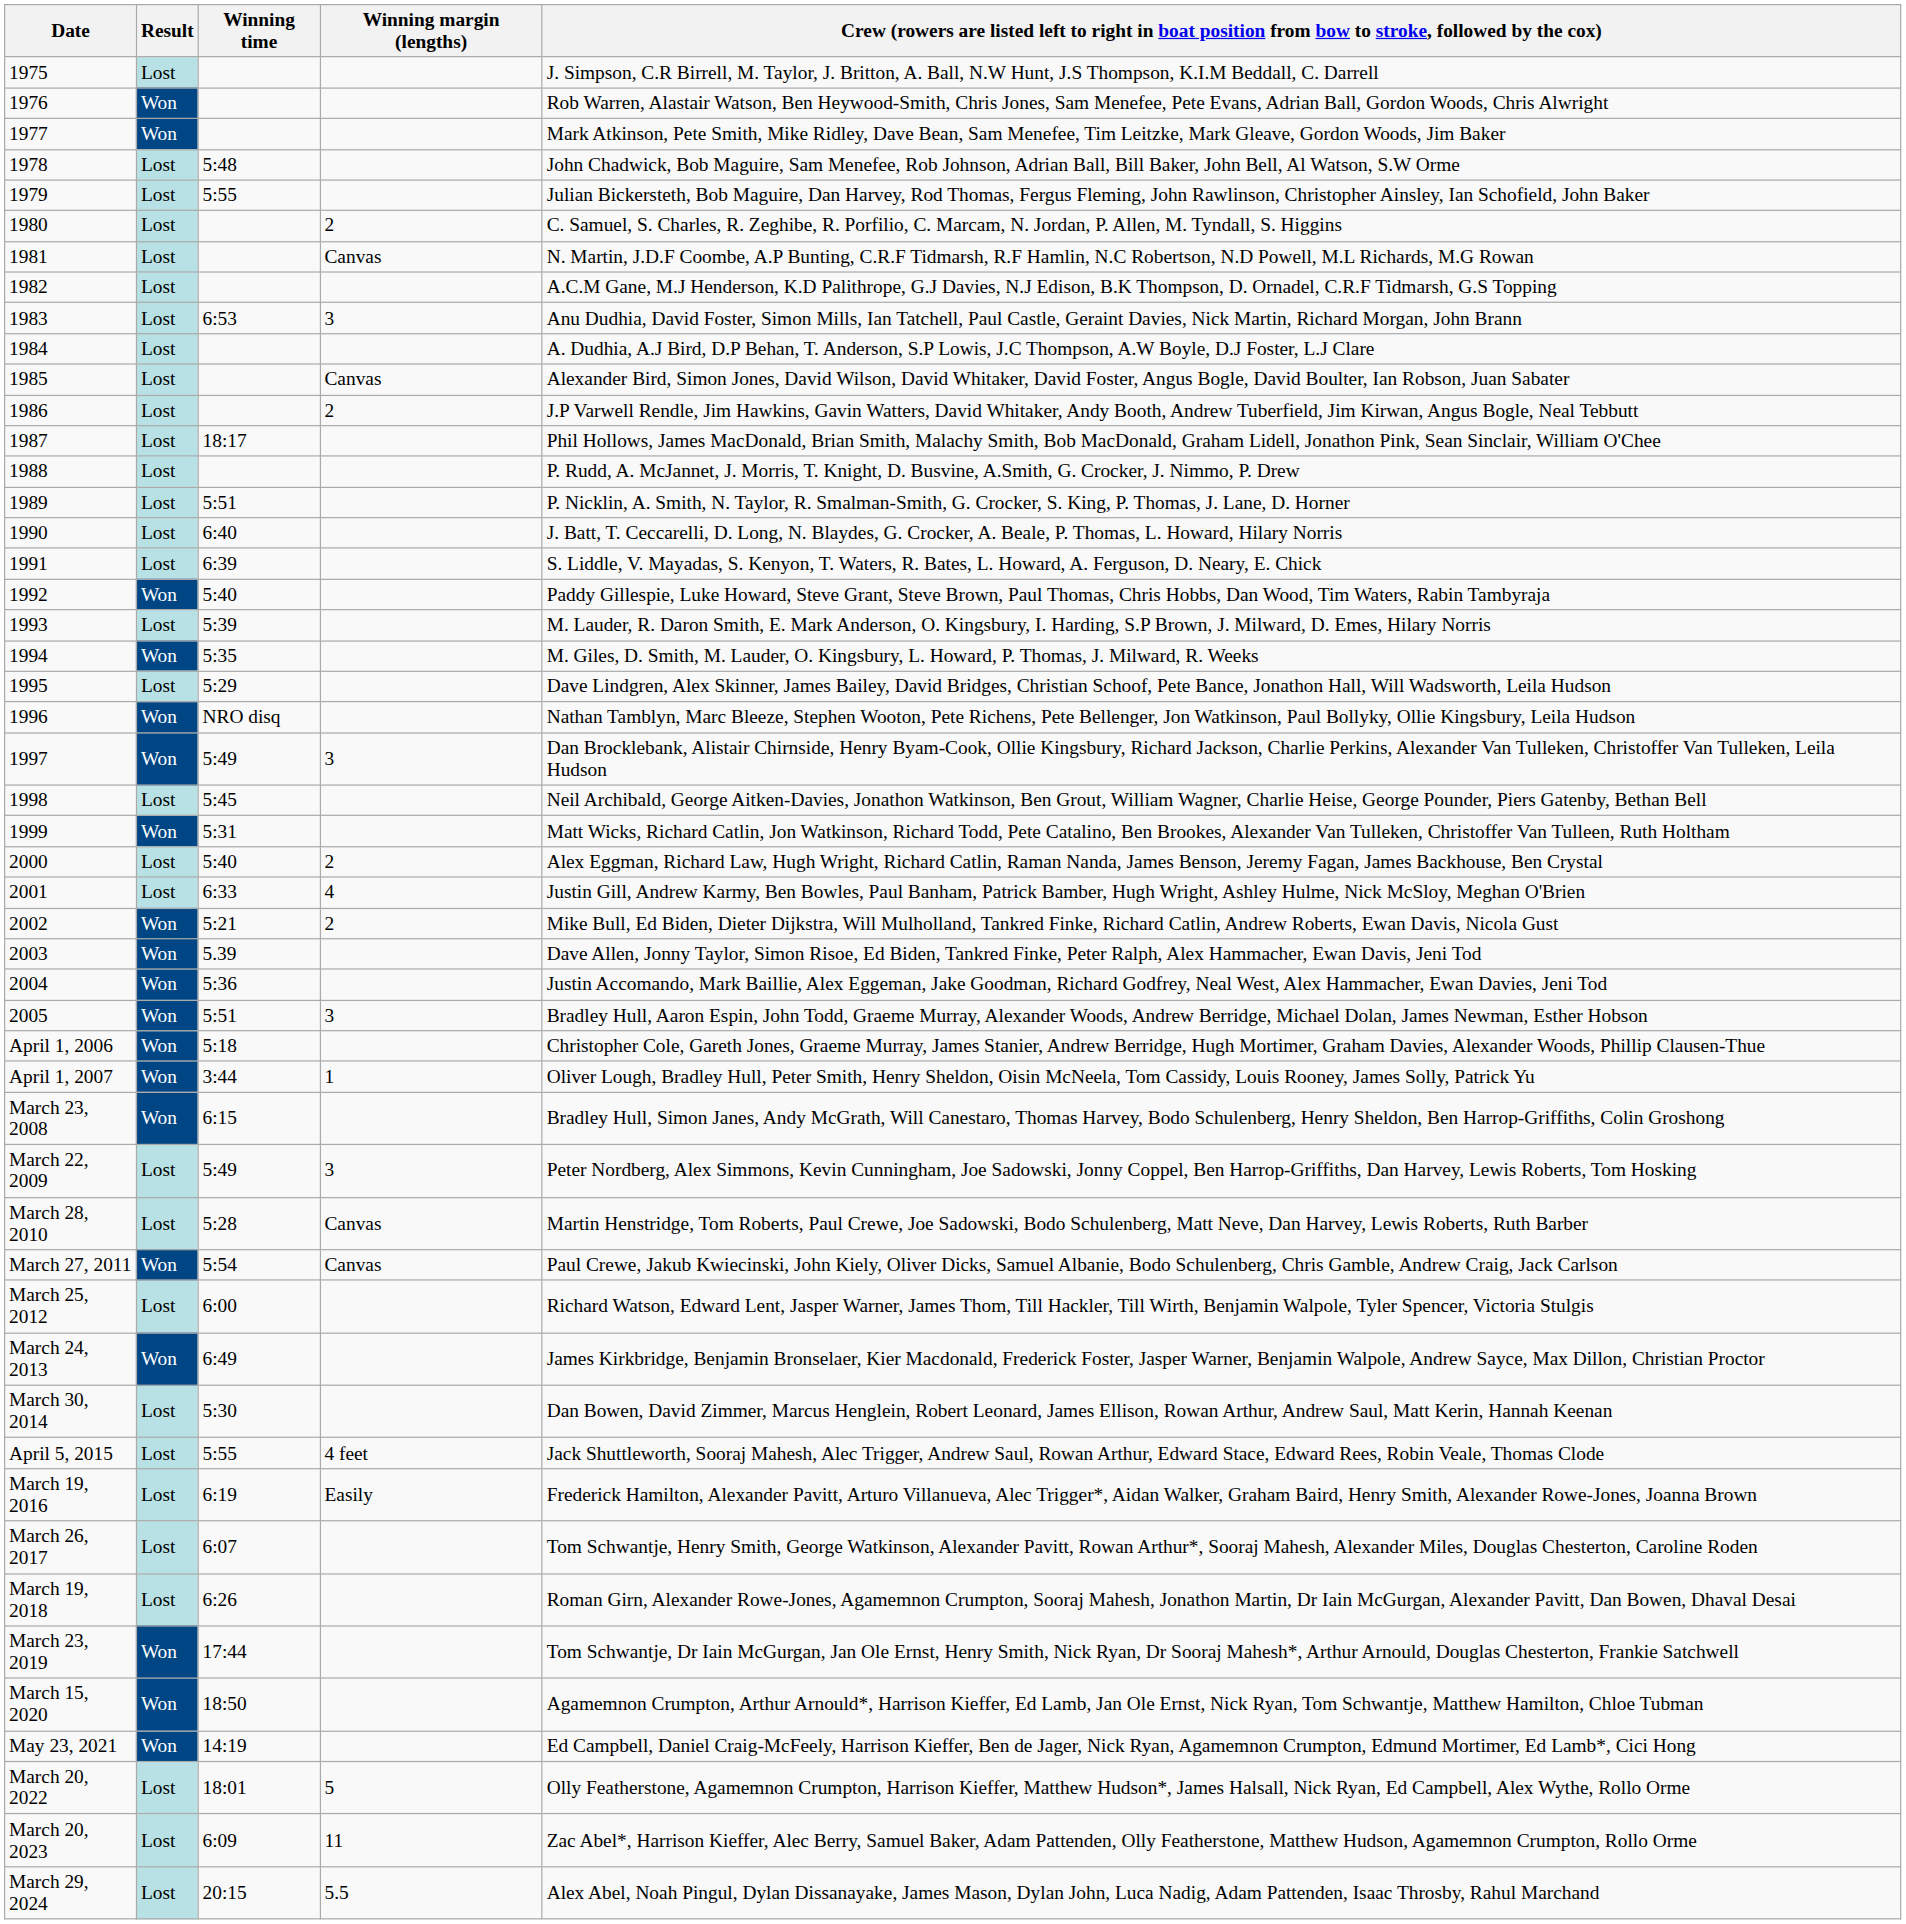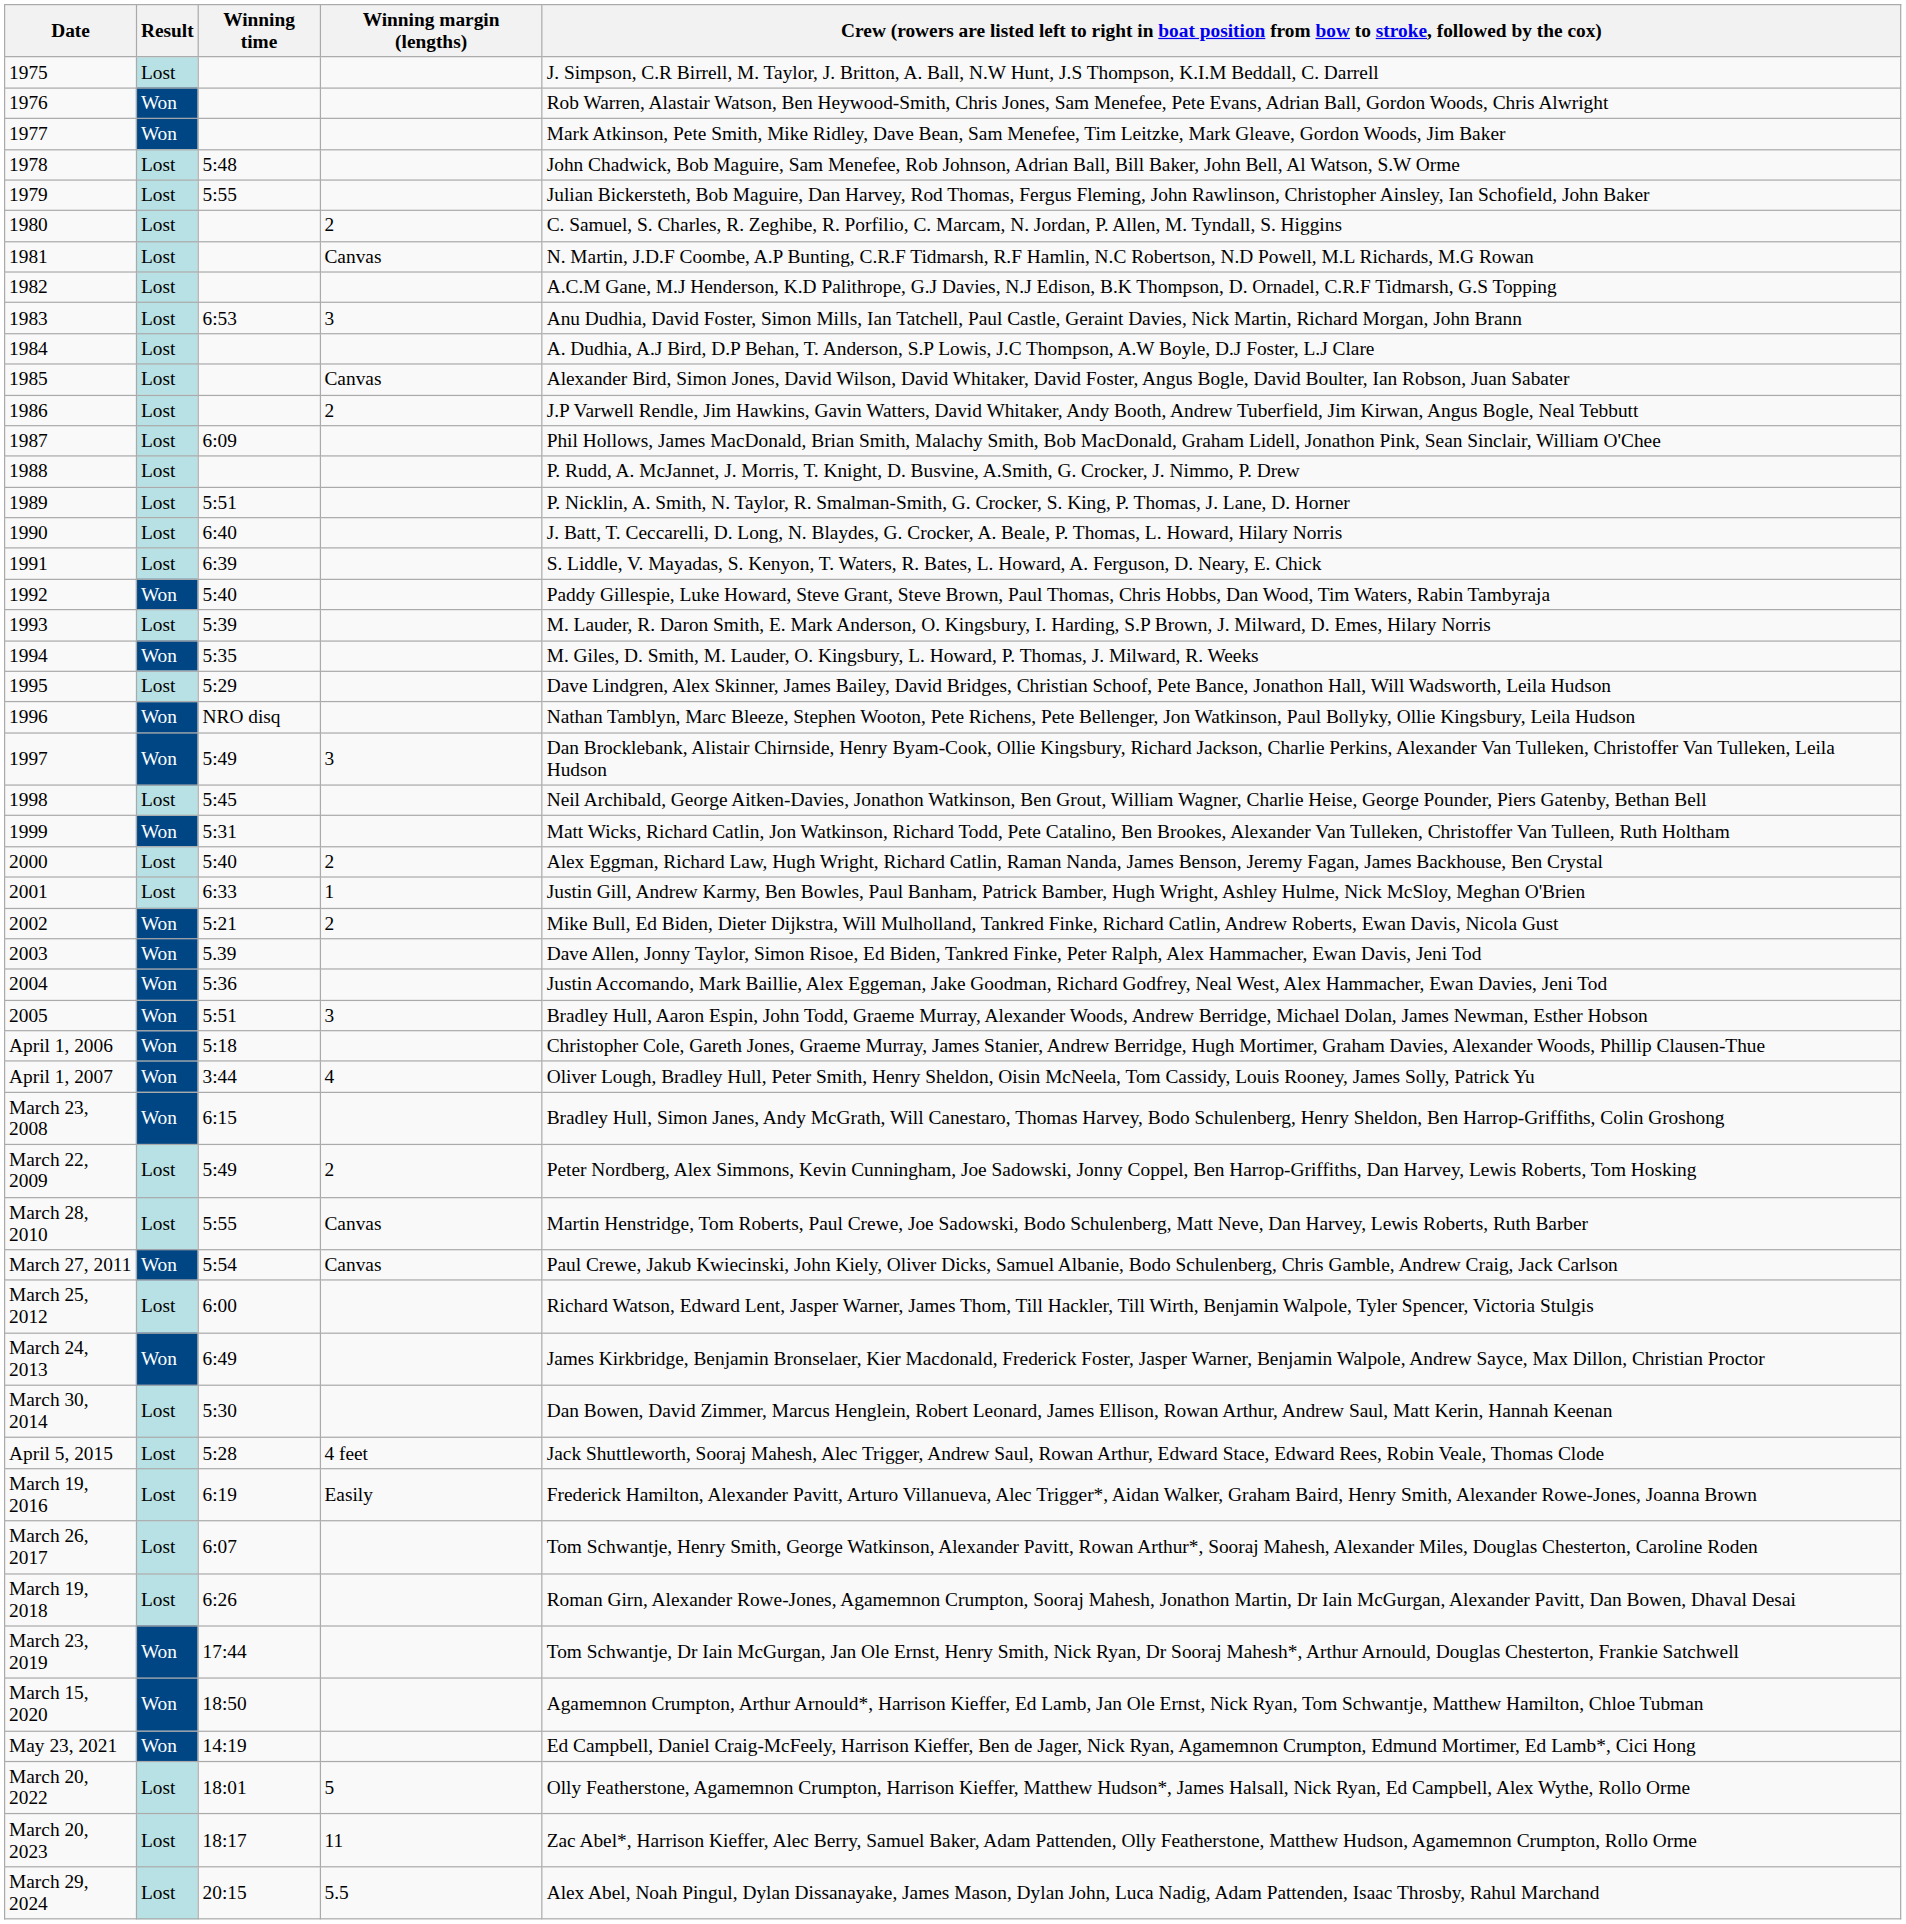(225, 440) 18:17 -> (220, 440) 6:09
(329, 892) 4 -> (329, 892) 1
(329, 1076) 1 -> (329, 1076) 4
(329, 1170) 3 -> (329, 1170) 2
(220, 1223) 5:28 -> (220, 1223) 5:55
(220, 1452) 5:55 -> (220, 1452) 5:28
(220, 1840) 6:09 -> (225, 1840) 18:17
